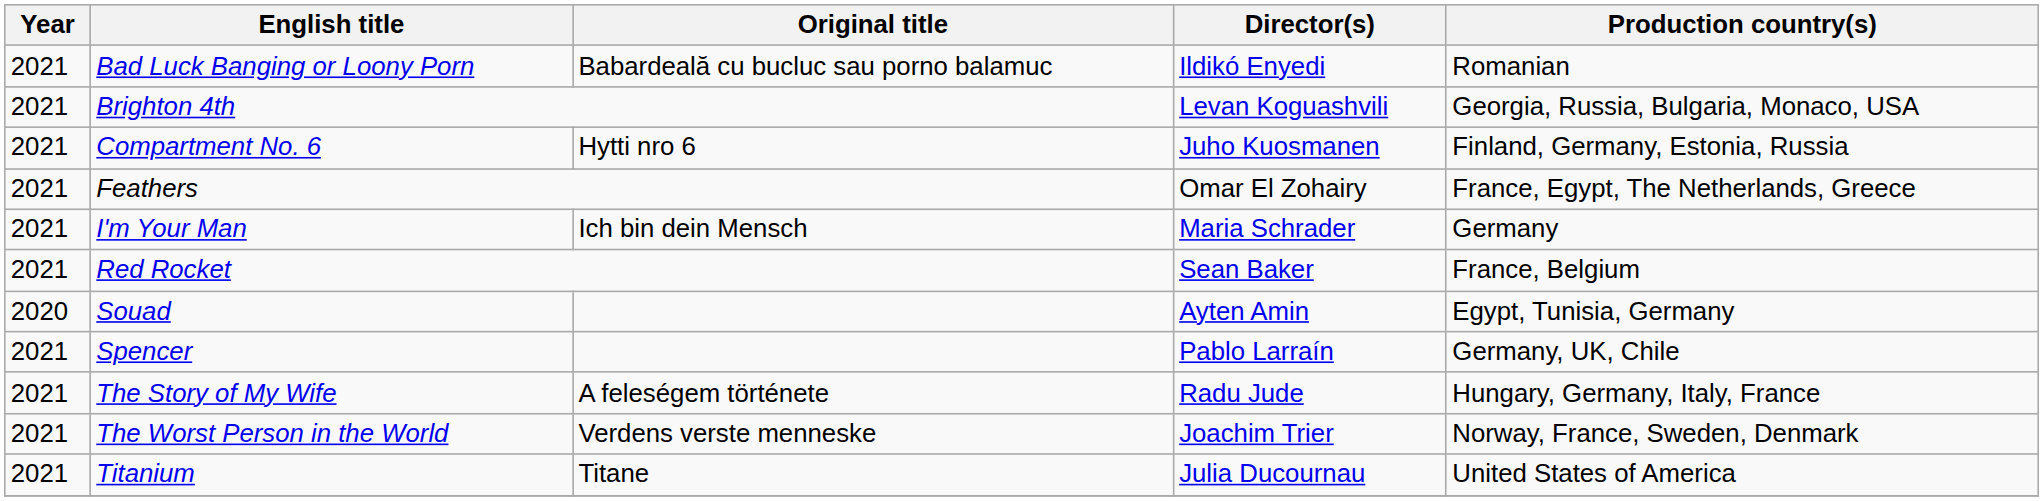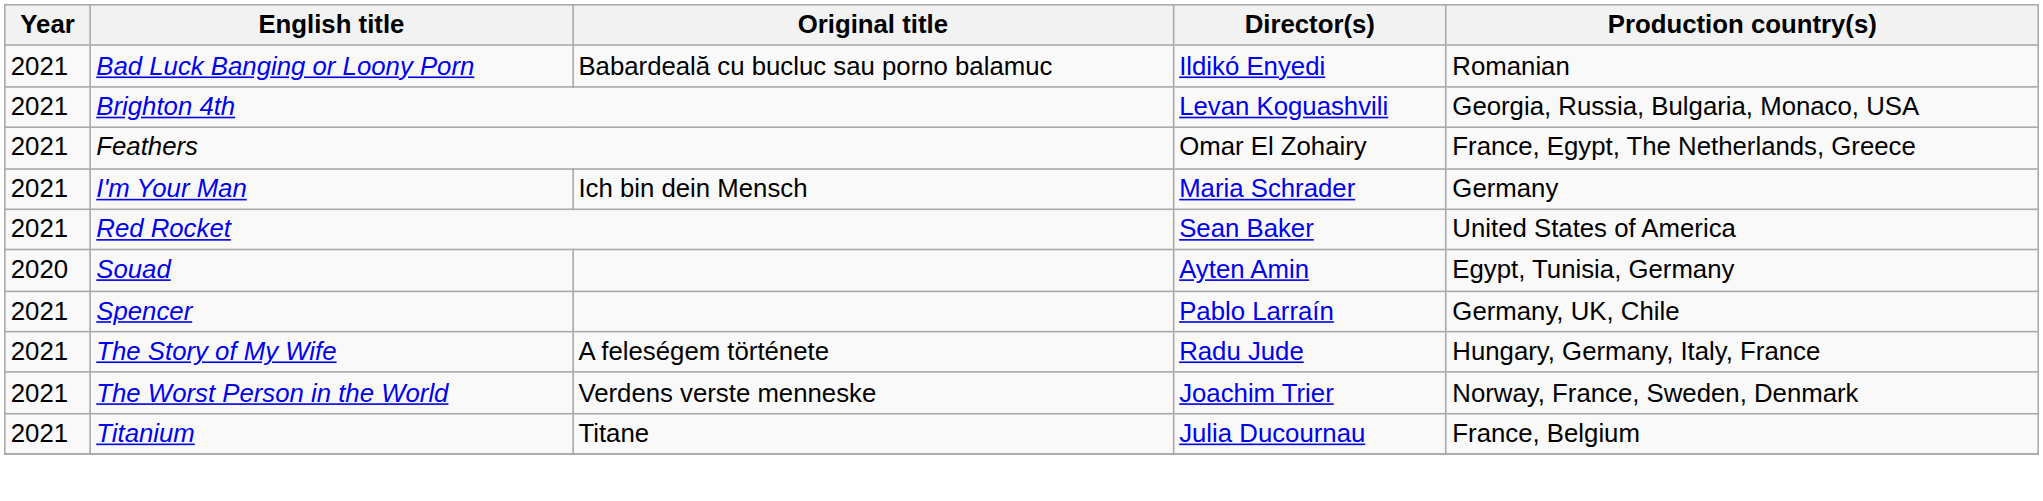- row: (209, 147)
(1546, 270) France, Belgium -> (1594, 229) United States of America
(1594, 474) United States of America -> (1546, 433) France, Belgium
